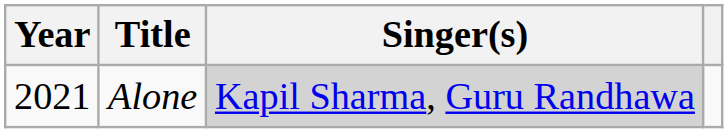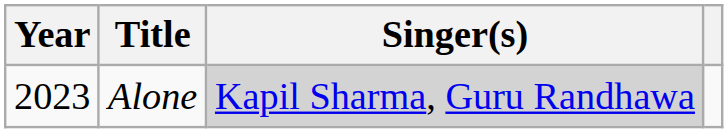(52, 95) 2021 -> (52, 95) 2023
